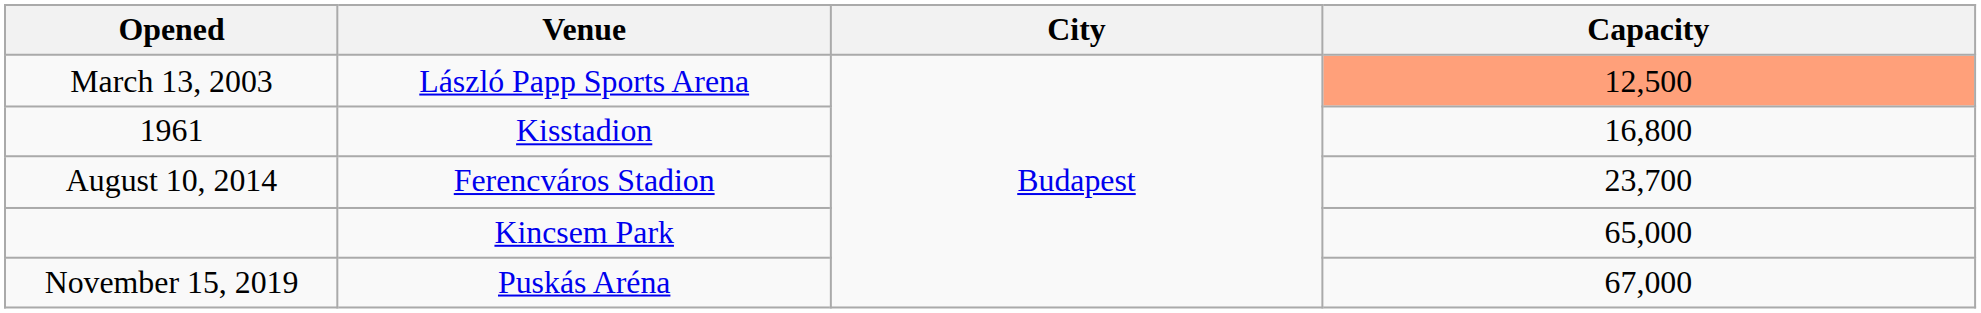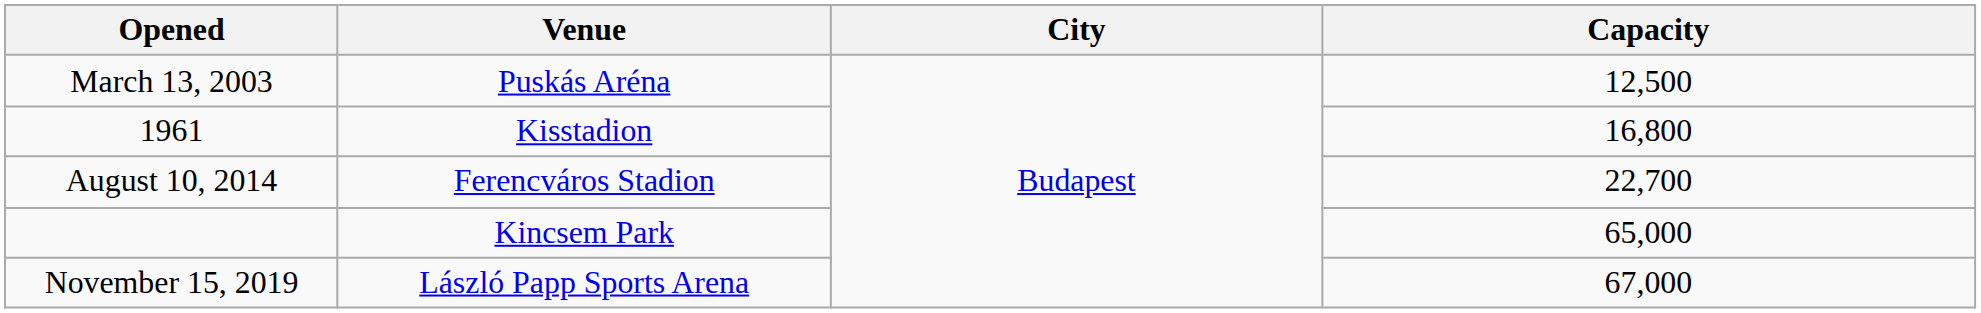(584, 80) László Papp Sports Arena -> (584, 80) Puskás Aréna
(1648, 80) lightsalmon background -> (1648, 80) no background
(1648, 181) 23,700 -> (1648, 181) 22,700
(584, 282) Puskás Aréna -> (584, 282) László Papp Sports Arena
